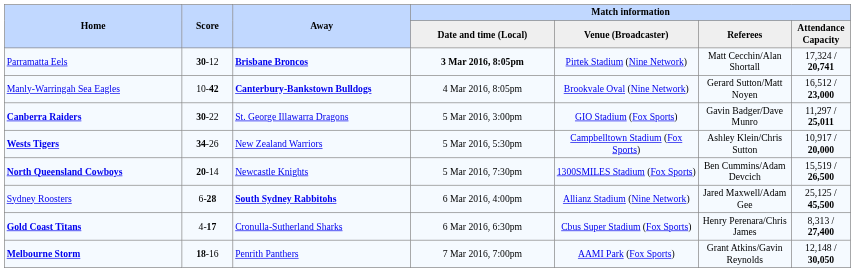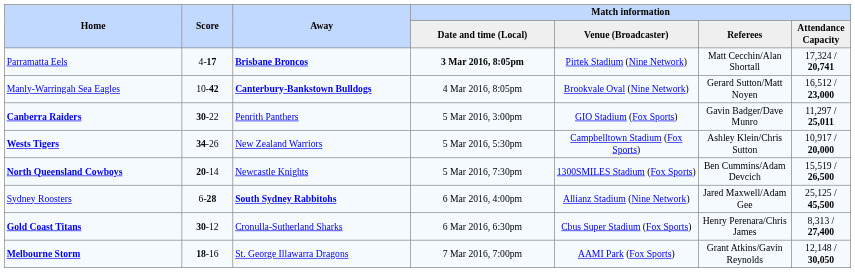(207, 61) 30-12 -> (207, 61) 4-17
(292, 116) St. George Illawarra Dragons -> (267, 116) Penrith Panthers
(207, 226) 4-17 -> (207, 226) 30-12
(267, 254) Penrith Panthers -> (292, 254) St. George Illawarra Dragons
